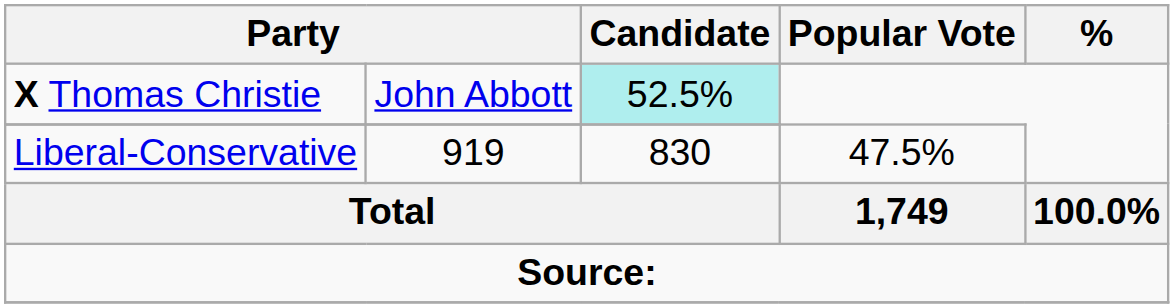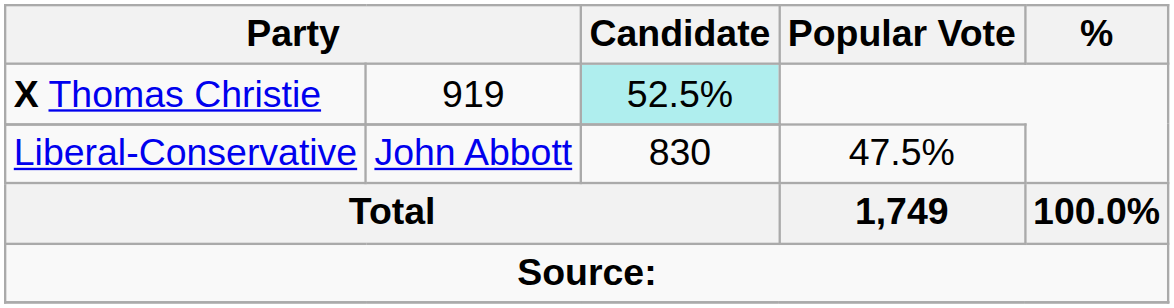(473, 93) John Abbott -> (473, 93) 919
(473, 152) 919 -> (473, 152) John Abbott
